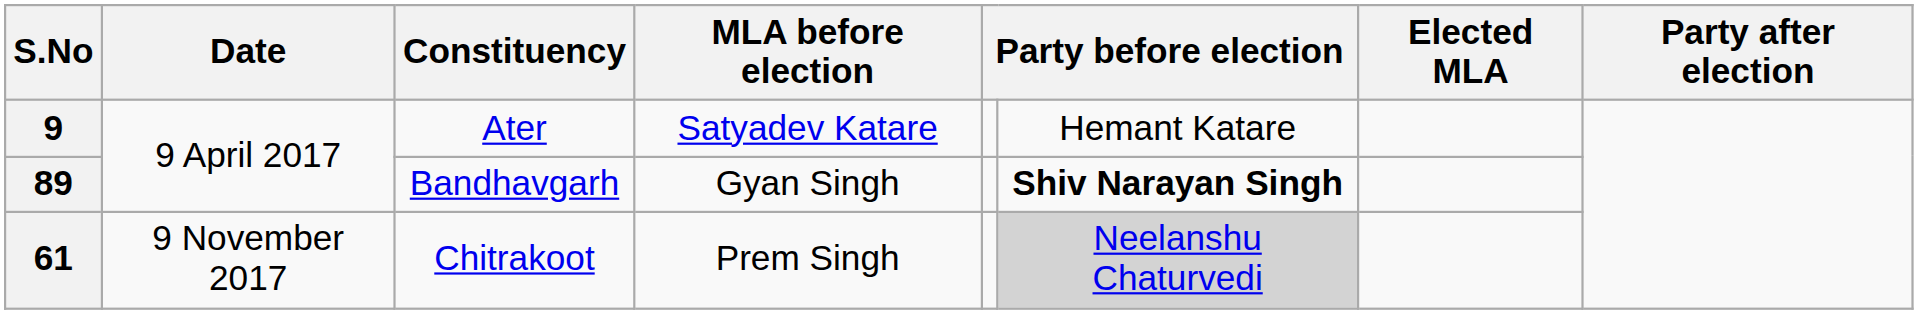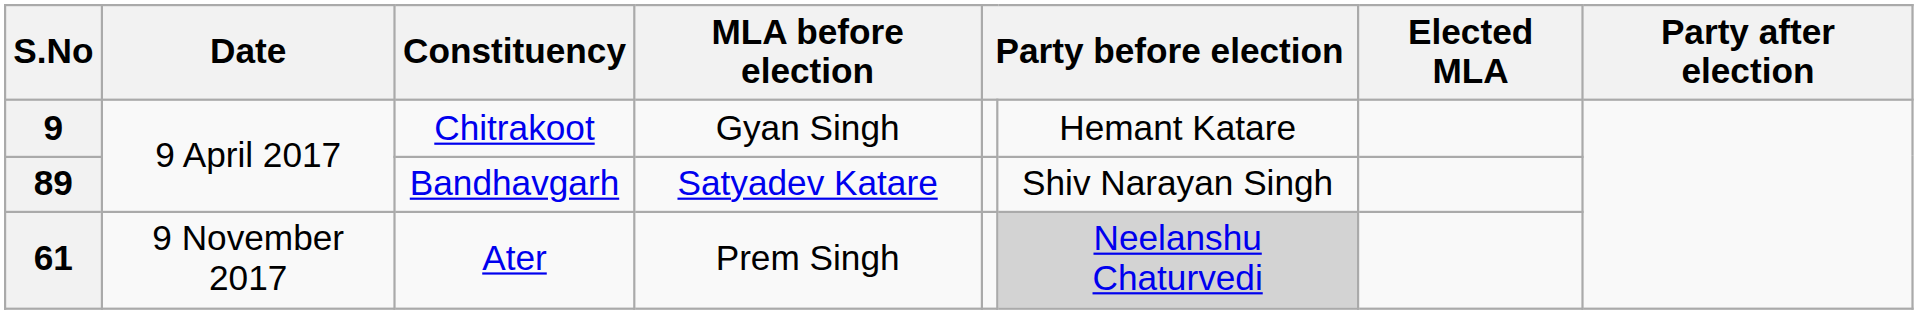(515, 127) Ater -> (514, 127) Chitrakoot
(808, 127) Satyadev Katare -> (808, 127) Gyan Singh
(808, 183) Gyan Singh -> (808, 183) Satyadev Katare
(1178, 183) bold -> (1178, 183) normal
(514, 259) Chitrakoot -> (515, 259) Ater
